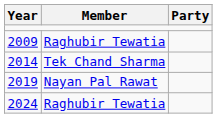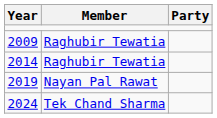(105, 62) Tek Chand Sharma -> (105, 62) Raghubir Tewatia
(105, 103) Raghubir Tewatia -> (105, 103) Tek Chand Sharma
